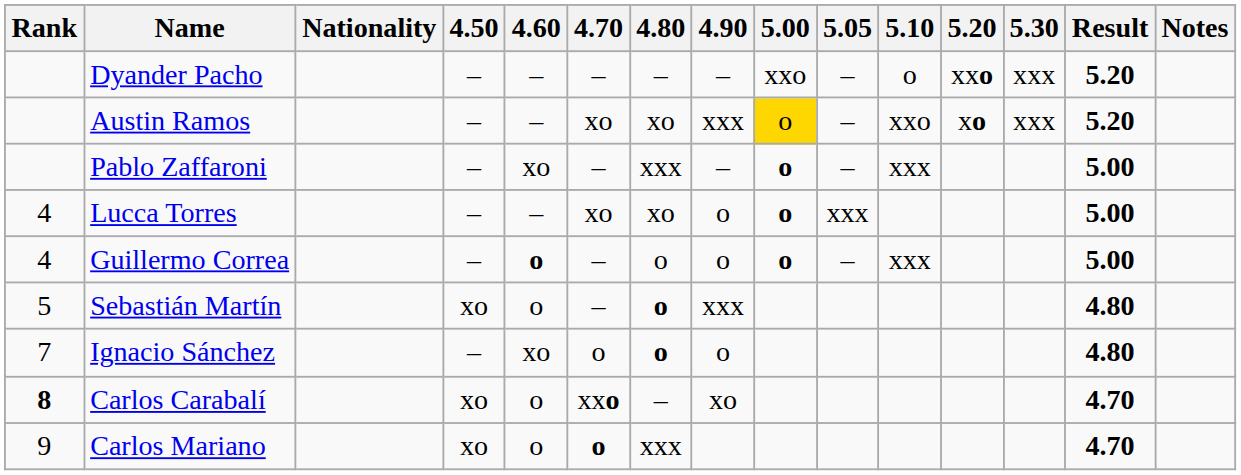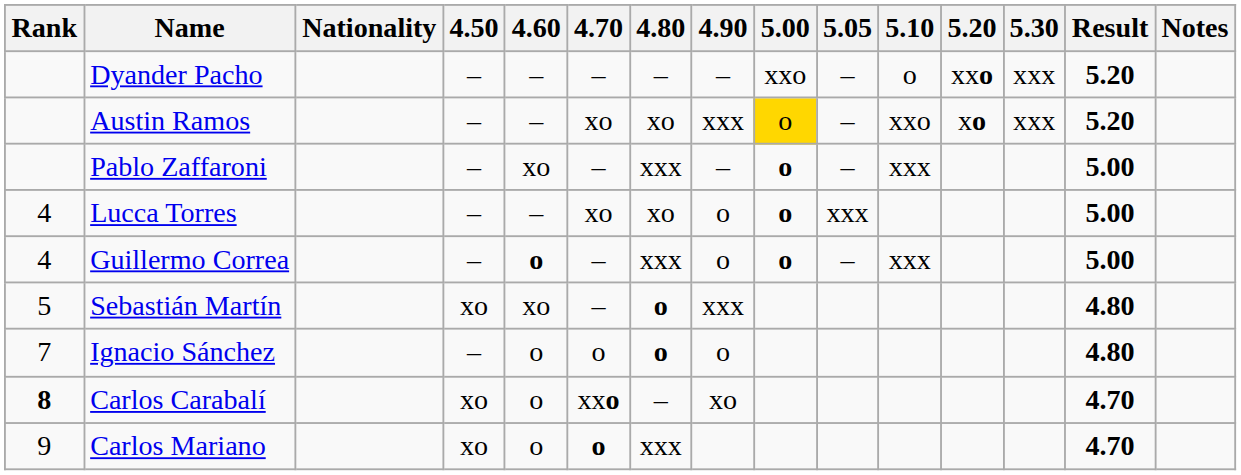(661, 259) o -> (661, 259) xxx
(536, 306) o -> (536, 306) xo
(536, 352) xo -> (536, 352) o
